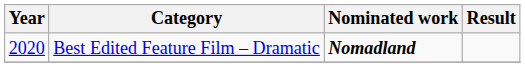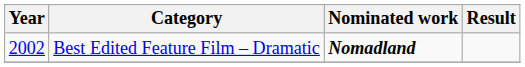(27, 47) 2020 -> (27, 47) 2002
